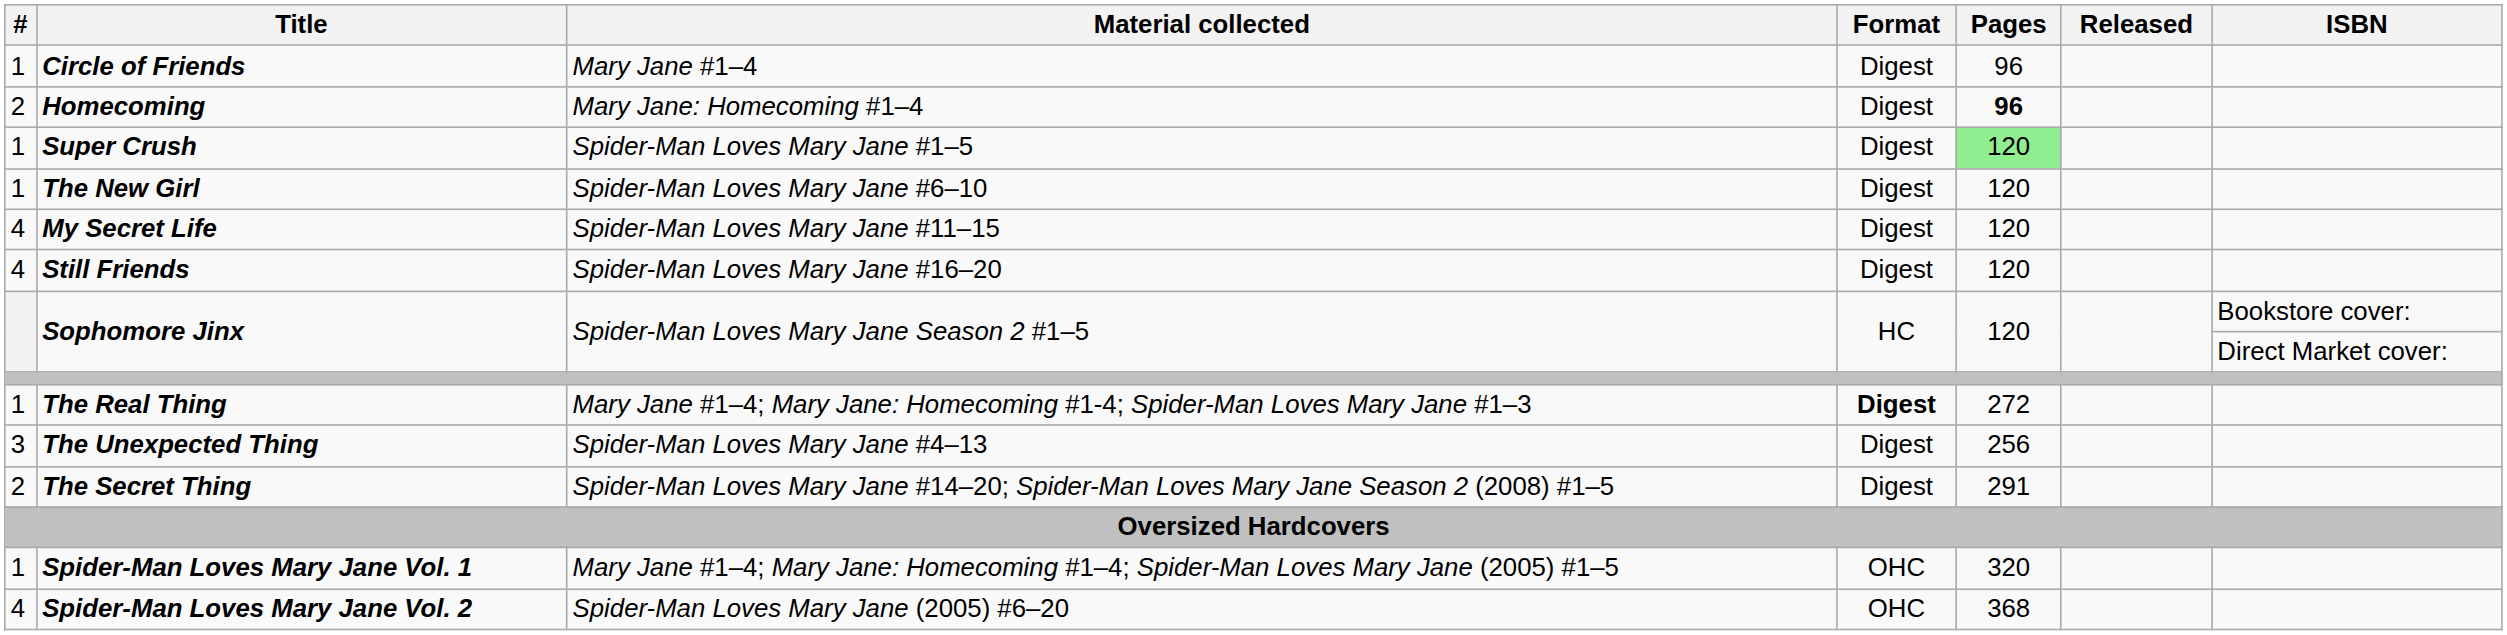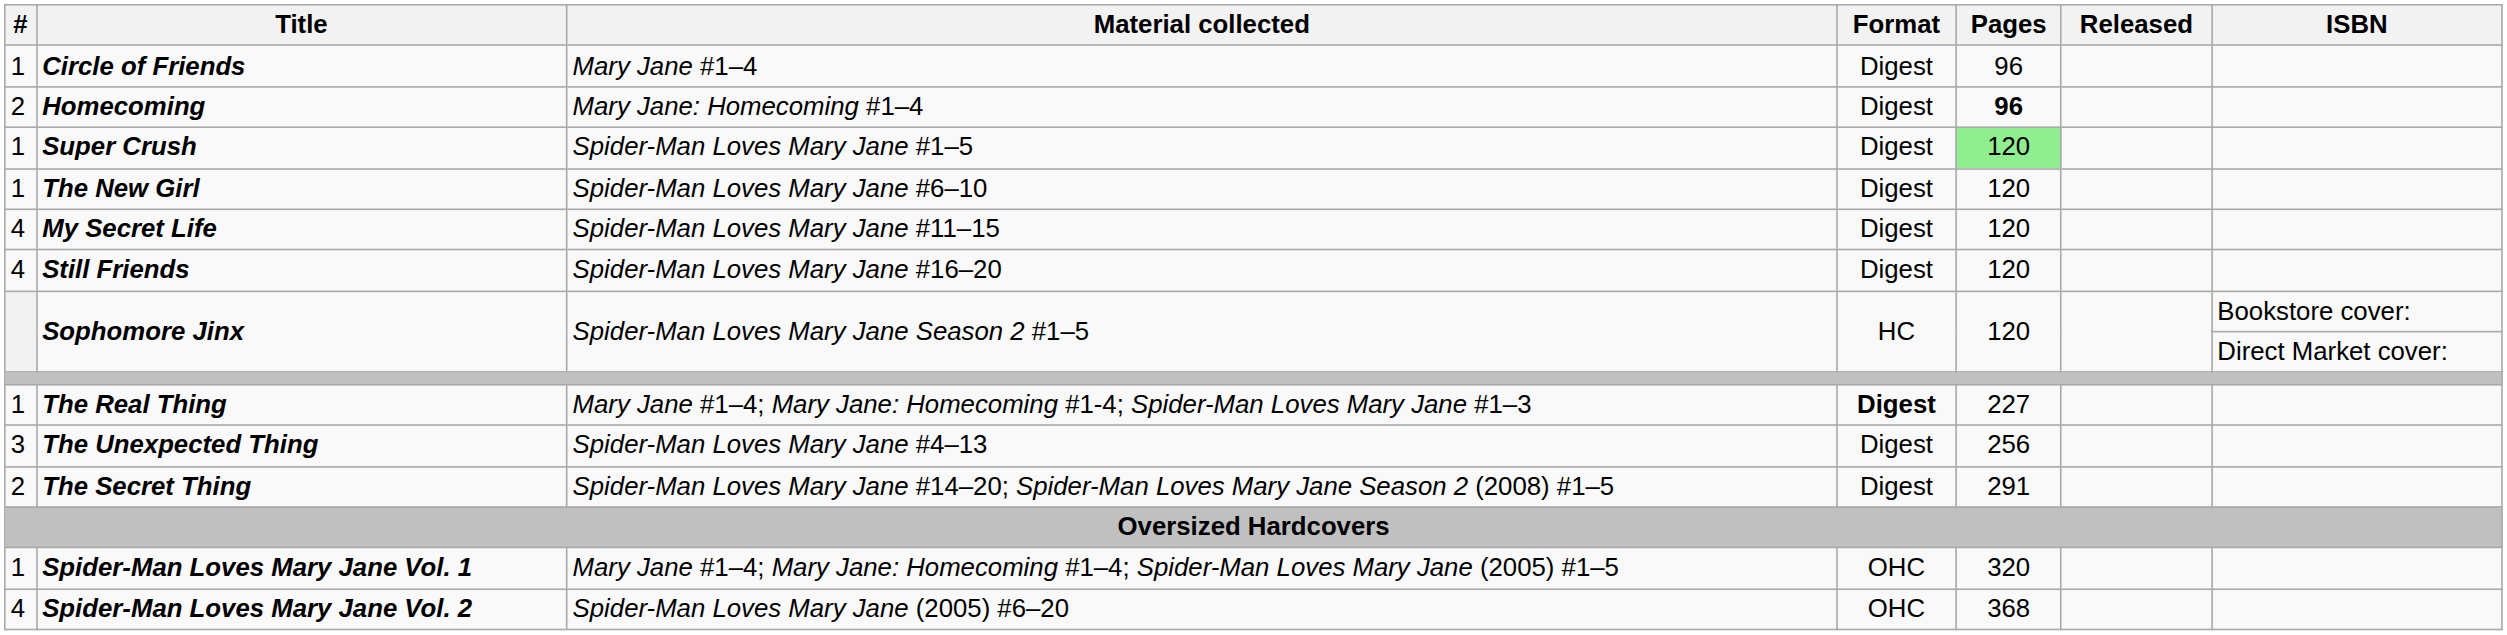(2009, 404) 272 -> (2009, 404) 227
